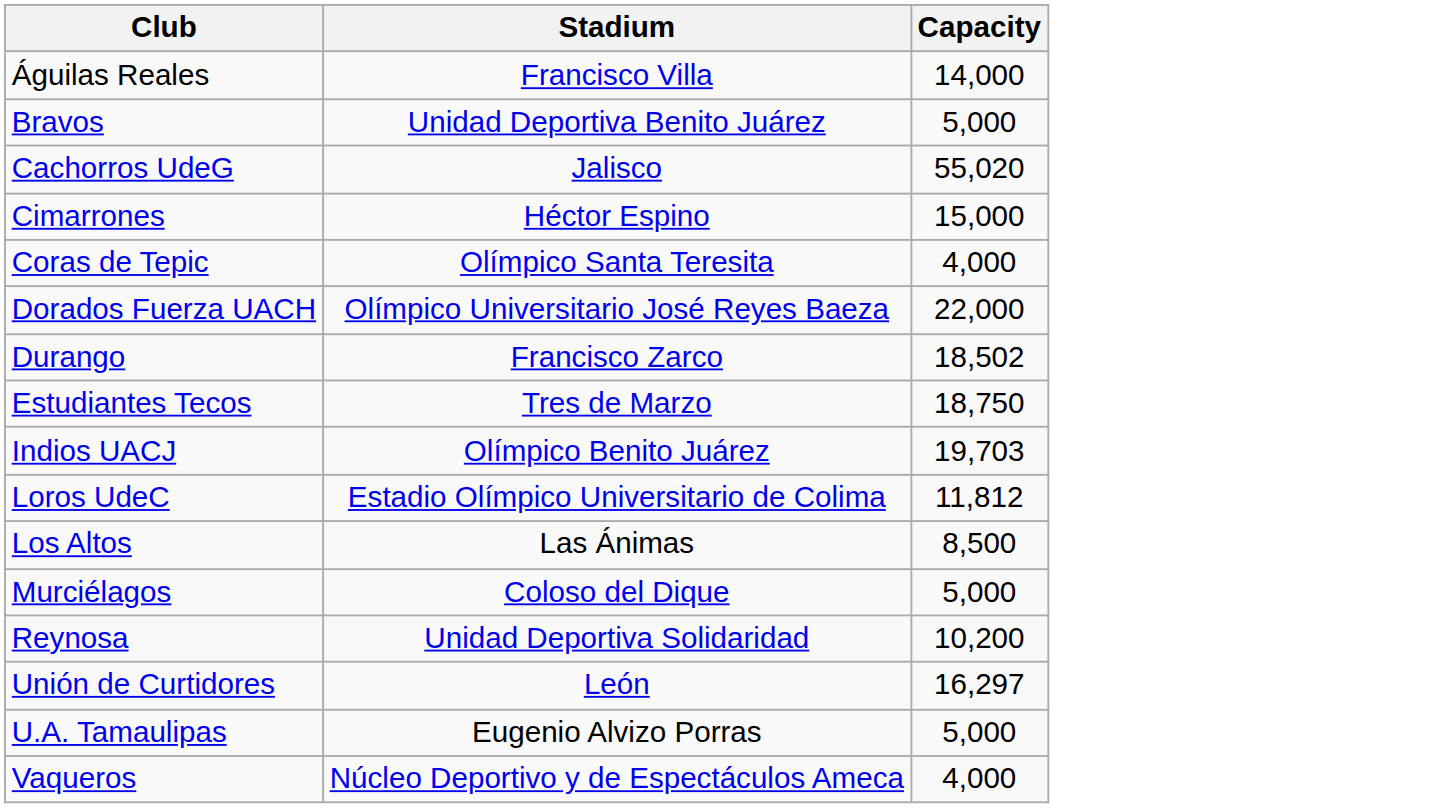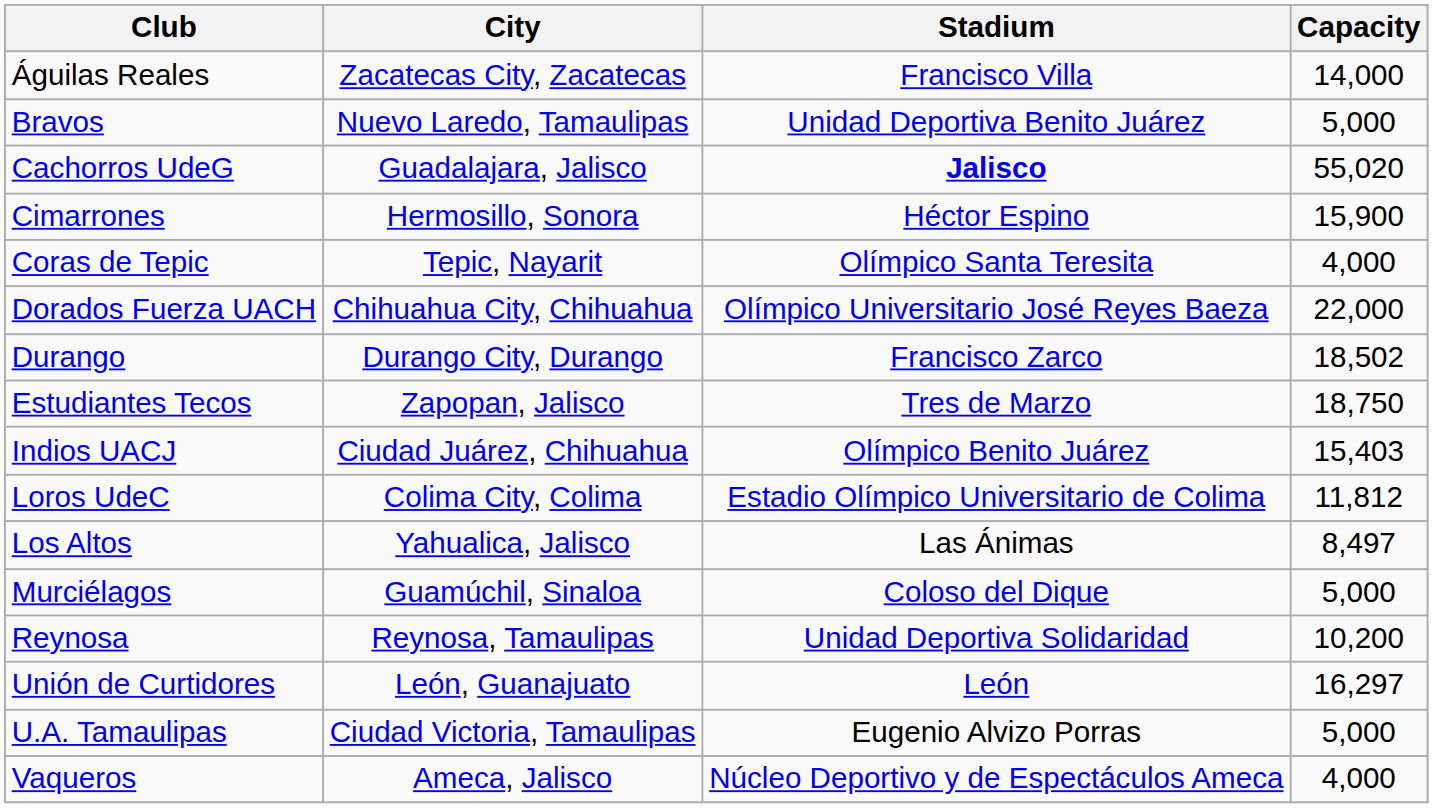+ column: (513, 27)
(617, 168) normal -> (996, 168) bold
(979, 215) 15,000 -> (1359, 215) 15,900
(979, 450) 19,703 -> (1359, 450) 15,403
(979, 544) 8,500 -> (1359, 544) 8,497
